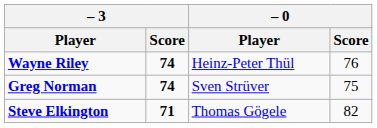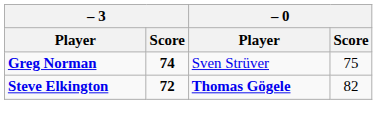- row: (48, 63)
(167, 110) 71 -> (167, 87) 72
(239, 110) normal -> (241, 87) bold
